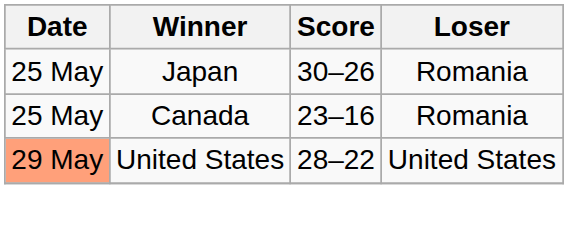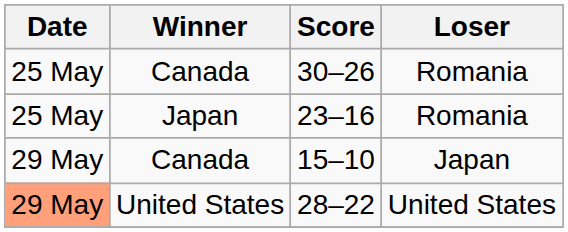(200, 71) Japan -> (200, 71) Canada
(200, 115) Canada -> (200, 115) Japan
+ row: (336, 159)
